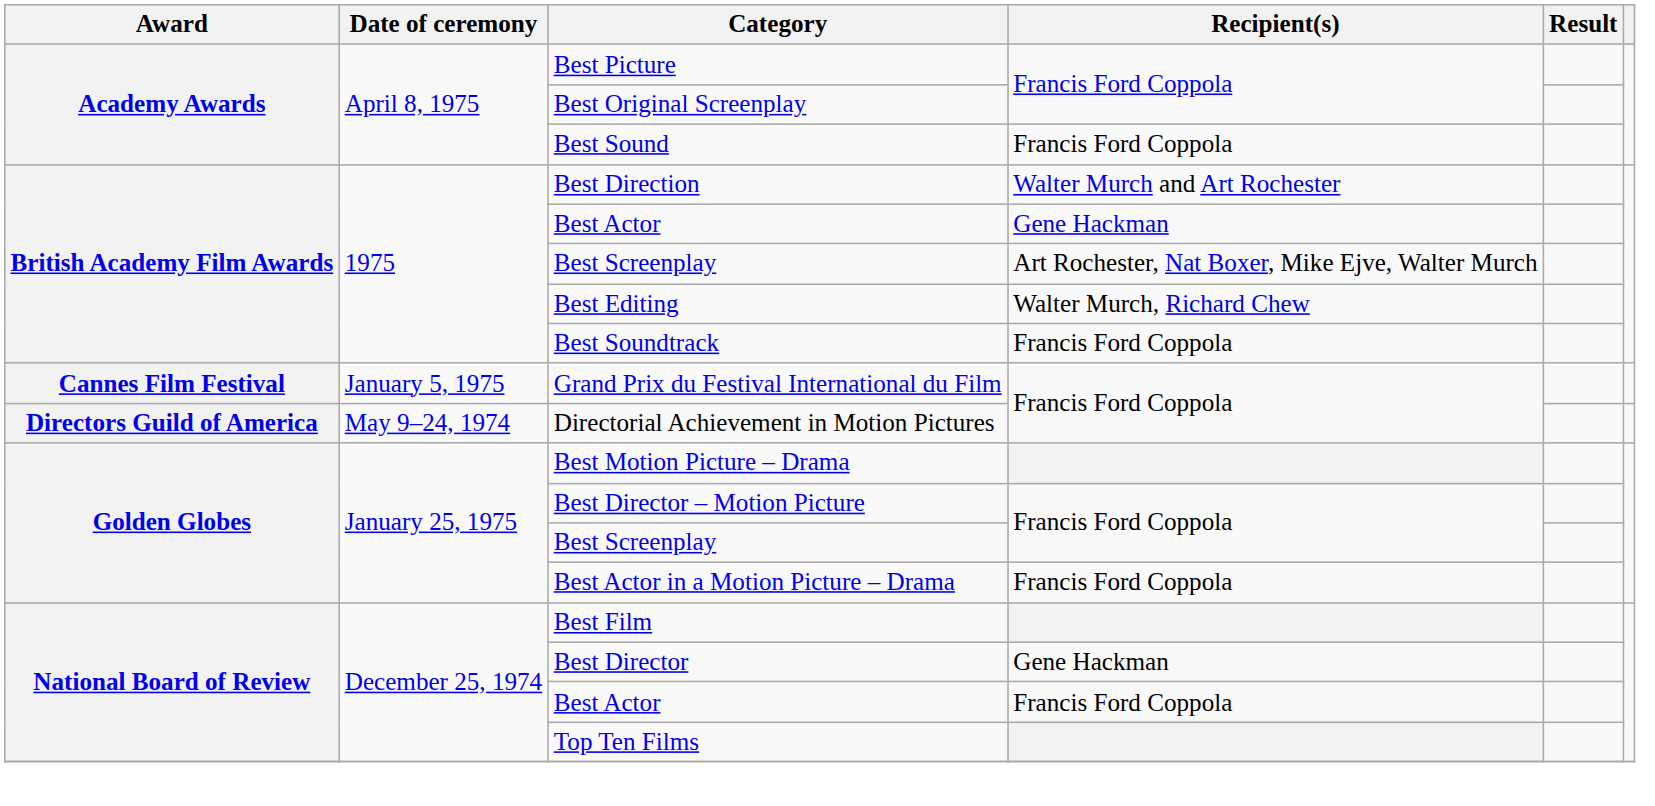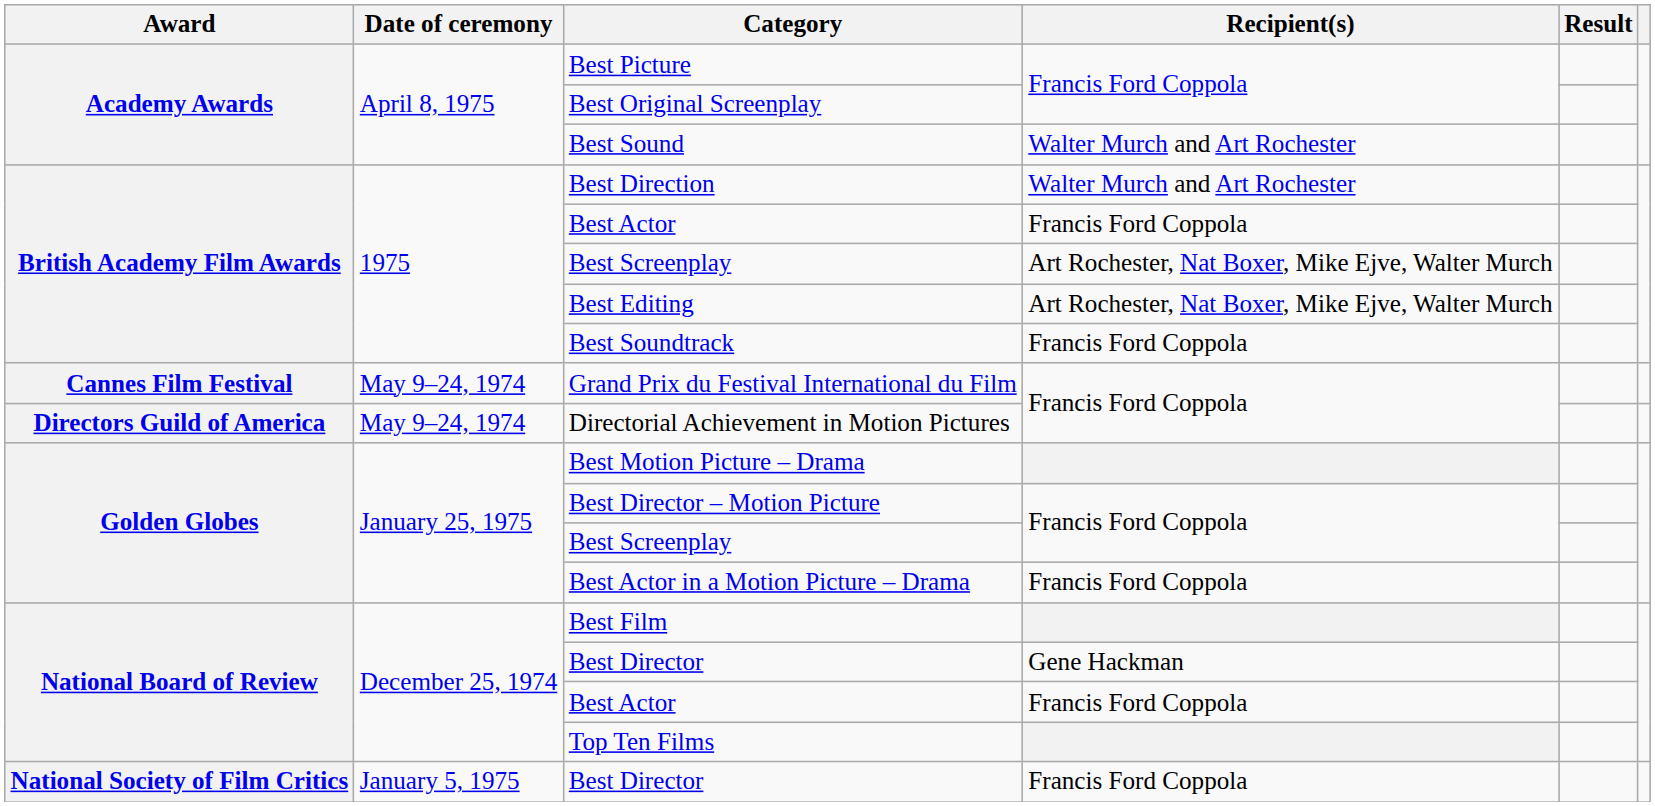(1123, 143) Francis Ford Coppola -> (1192, 143) Walter Murch and Art Rochester
(1091, 223) Gene Hackman -> (1138, 223) Francis Ford Coppola
(1162, 303) Walter Murch, Richard Chew -> (1290, 303) Art Rochester, Nat Boxer, Mike Ejve, Walter Murch
(425, 382) January 5, 1975 -> (443, 382) May 9–24, 1974
+ row: (179, 781)
